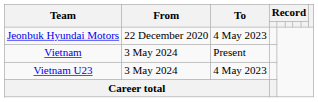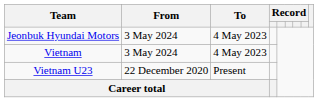(166, 35) 22 December 2020 -> (151, 35) 3 May 2024
(230, 53) Present -> (240, 53) 4 May 2023
(151, 70) 3 May 2024 -> (166, 70) 22 December 2020
(240, 70) 4 May 2023 -> (230, 70) Present
